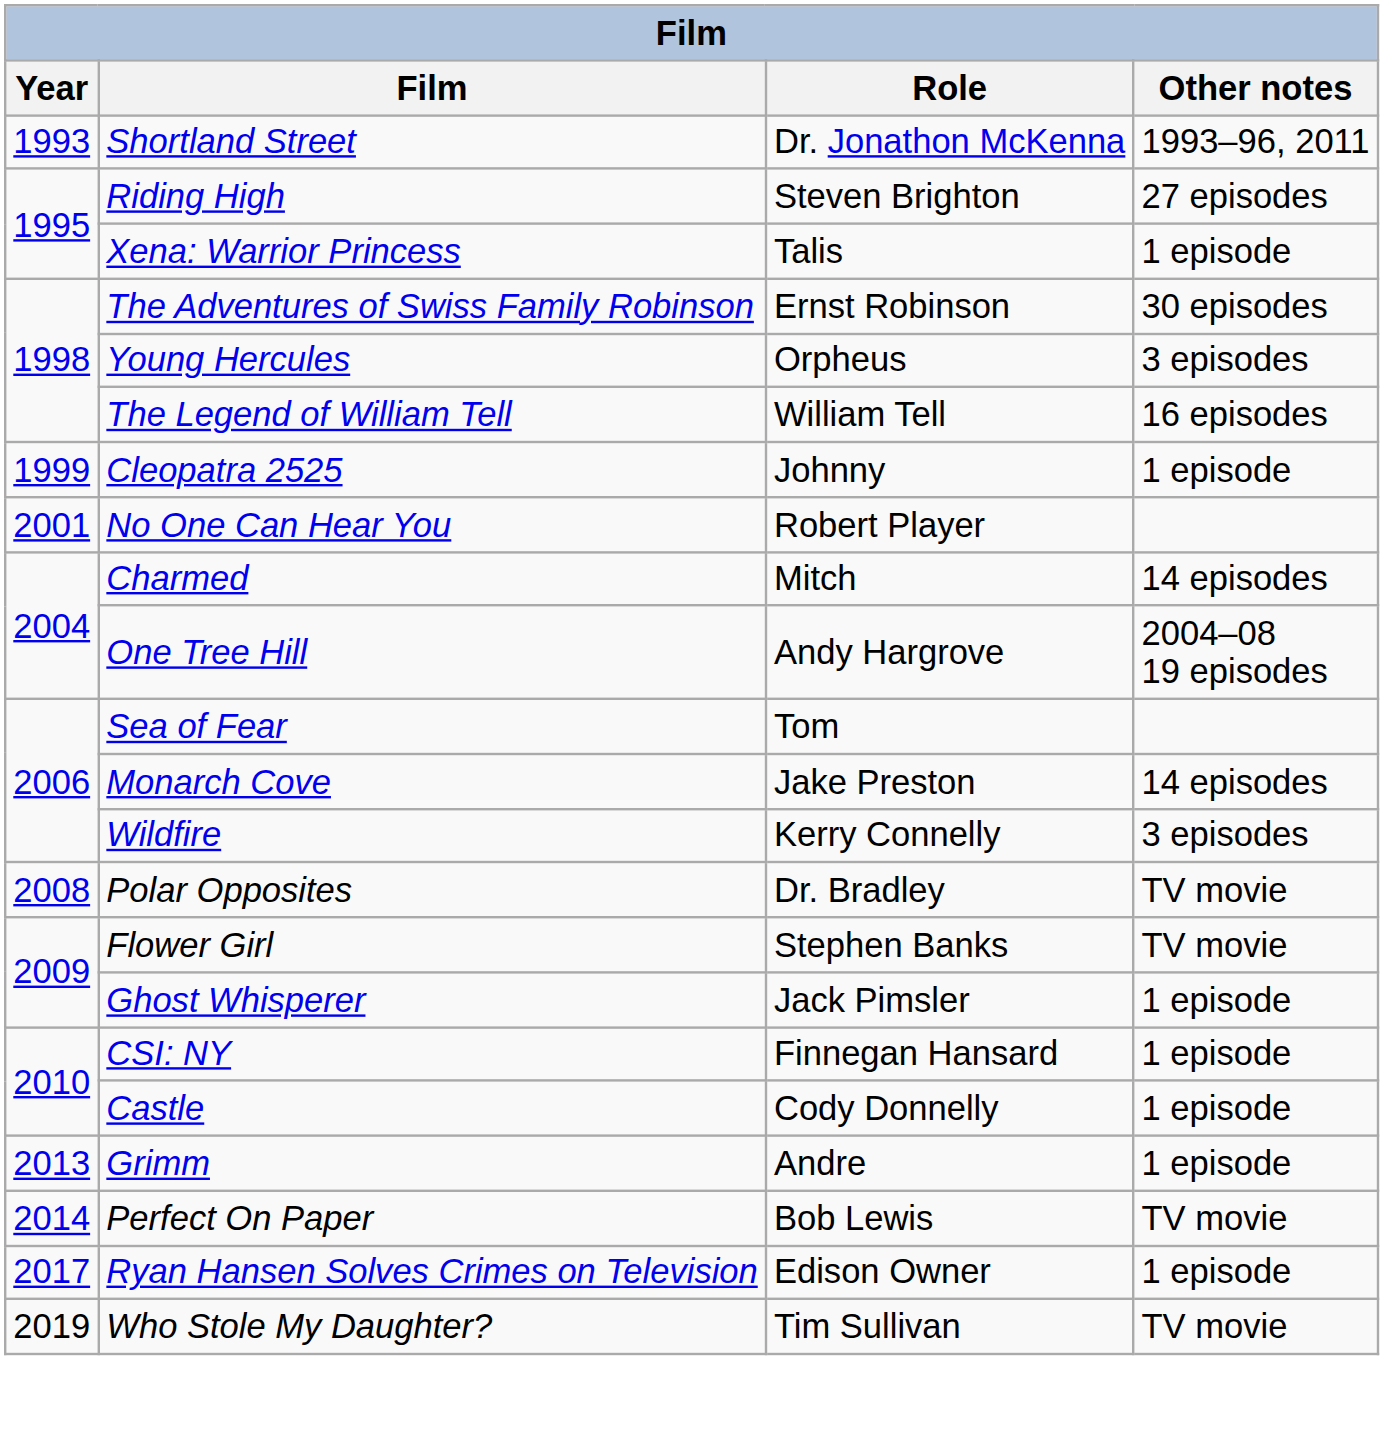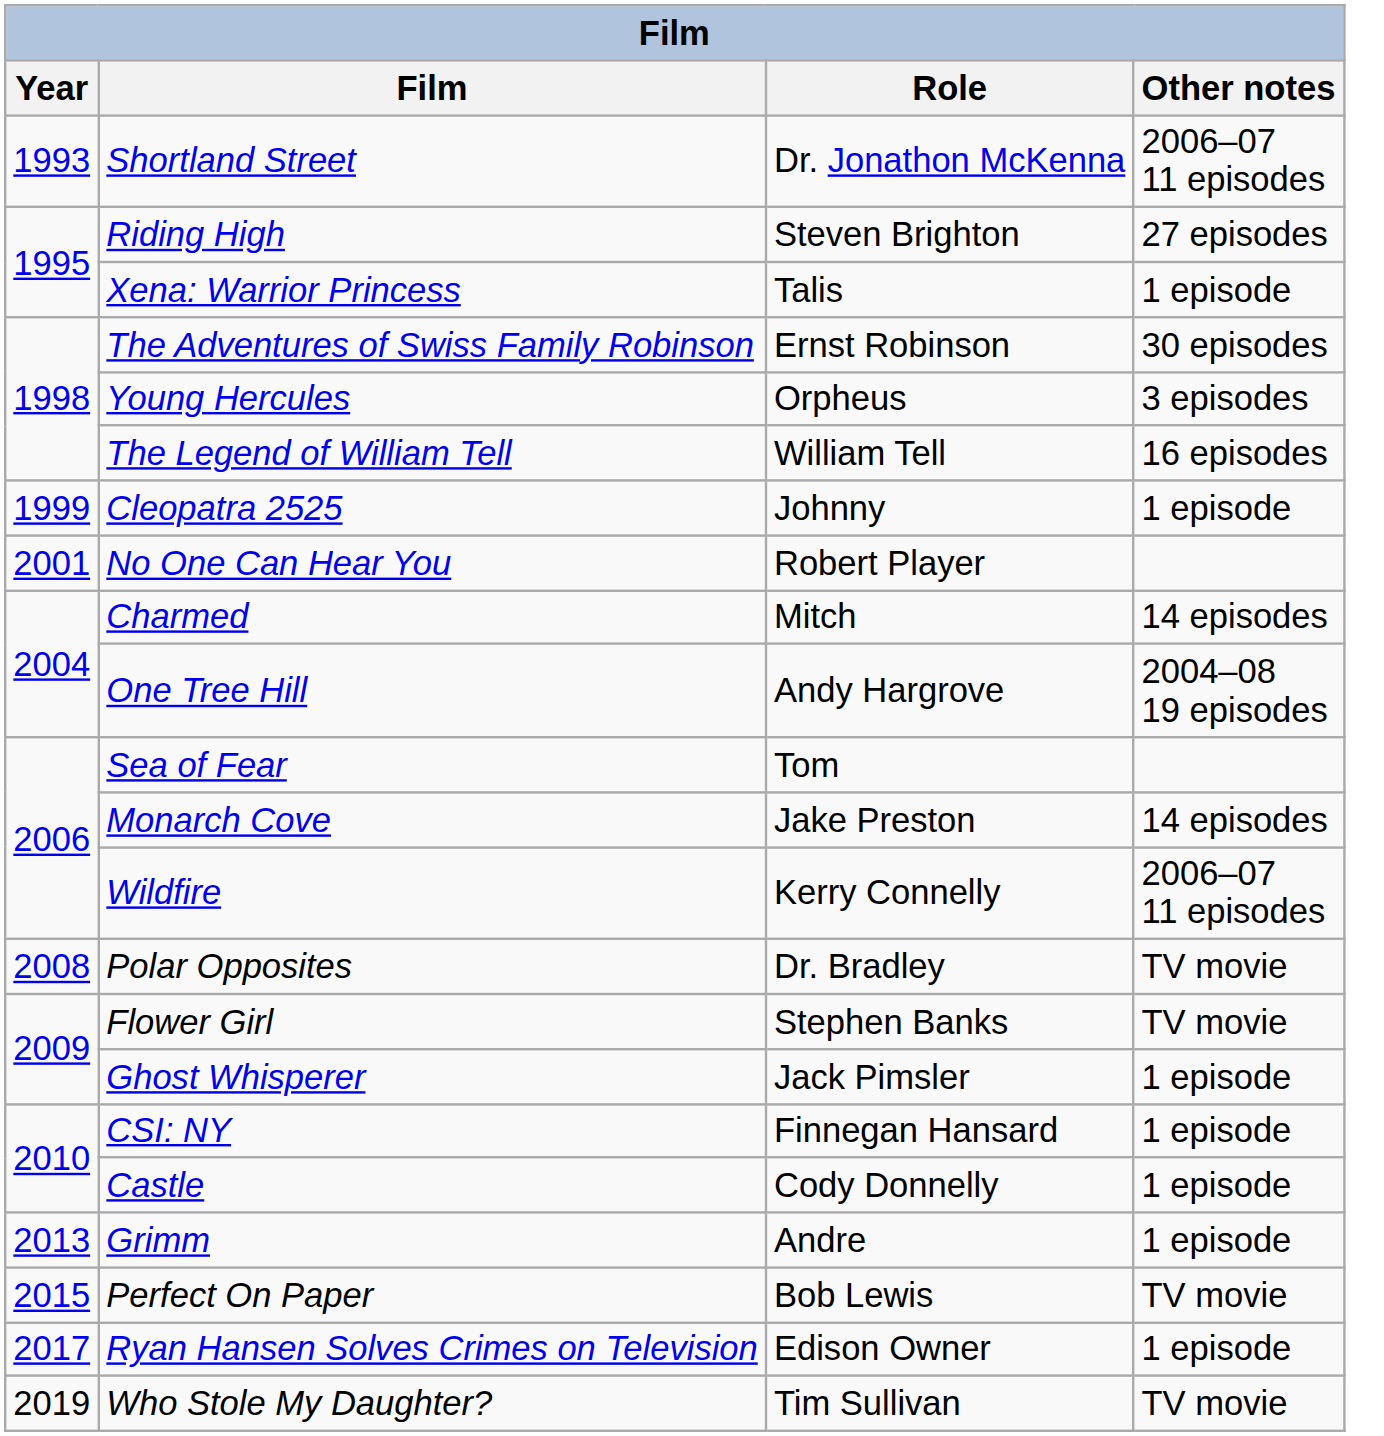(1255, 142) 1993–96, 2011 -> (1233, 161) 2006–07 11 episodes
(1225, 836) 3 episodes -> (1233, 893) 2006–07 11 episodes
(52, 1218) 2014 -> (52, 1295) 2015
